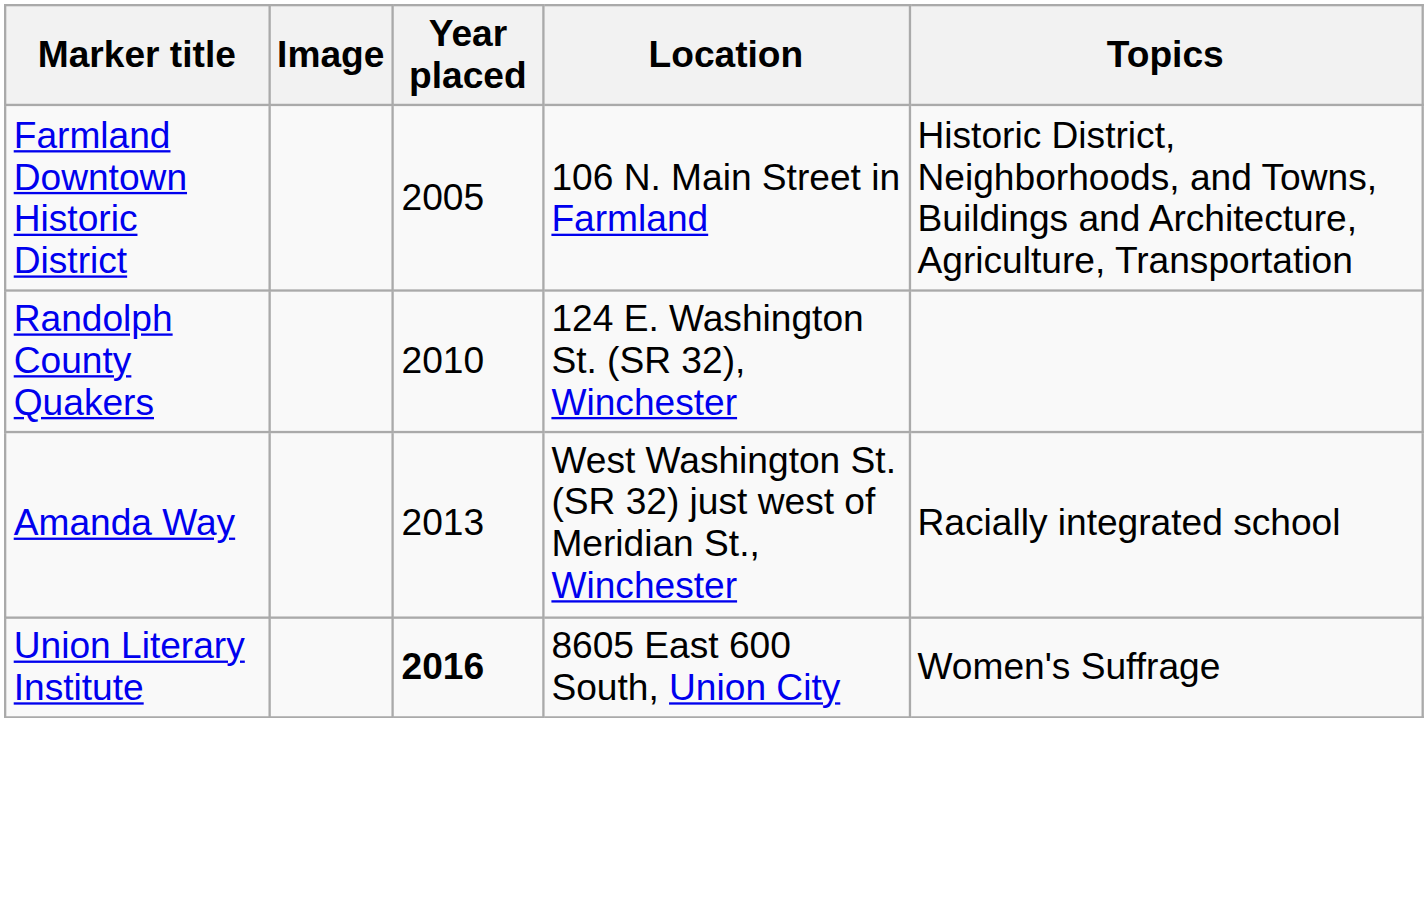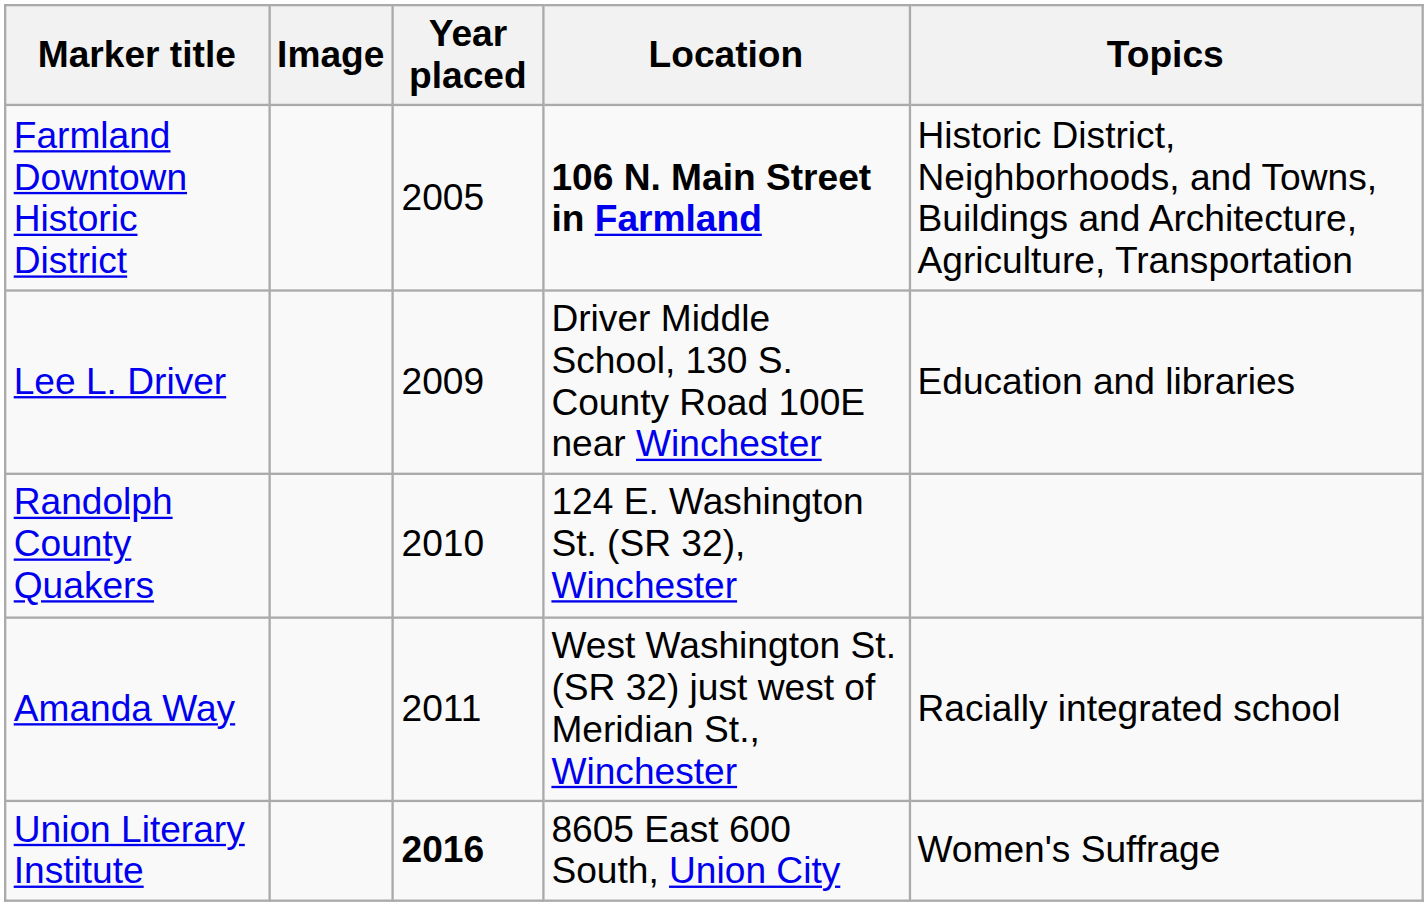(726, 197) normal -> (711, 197) bold
+ row: (120, 381)
(443, 523) 2013 -> (441, 707) 2011
